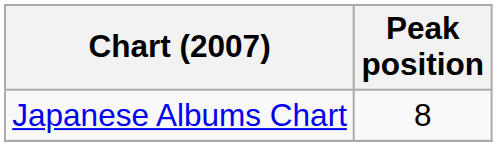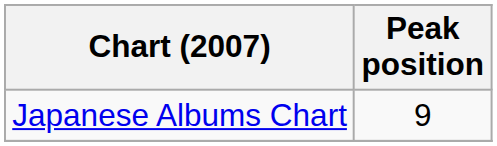(423, 114) 8 -> (423, 114) 9
